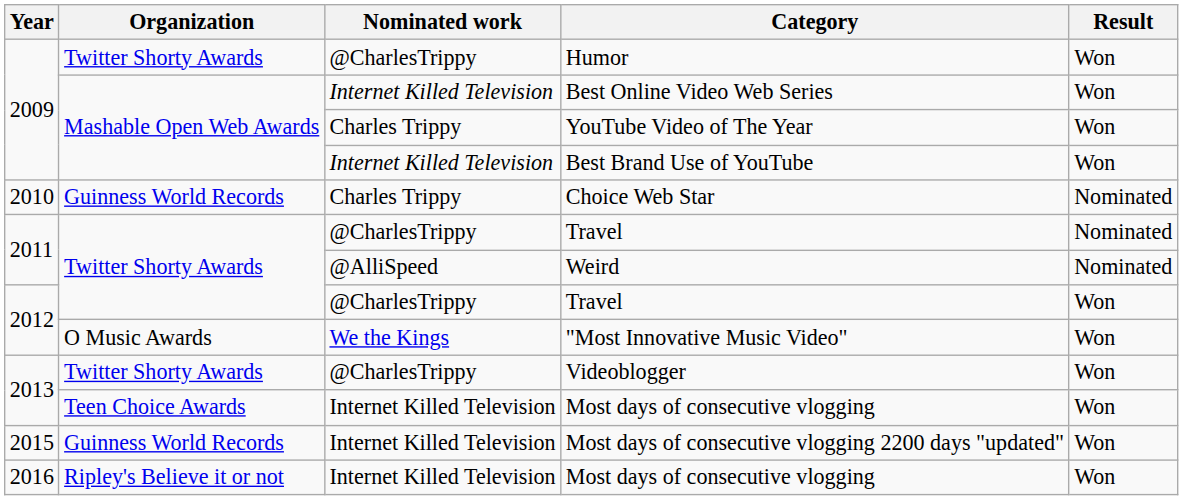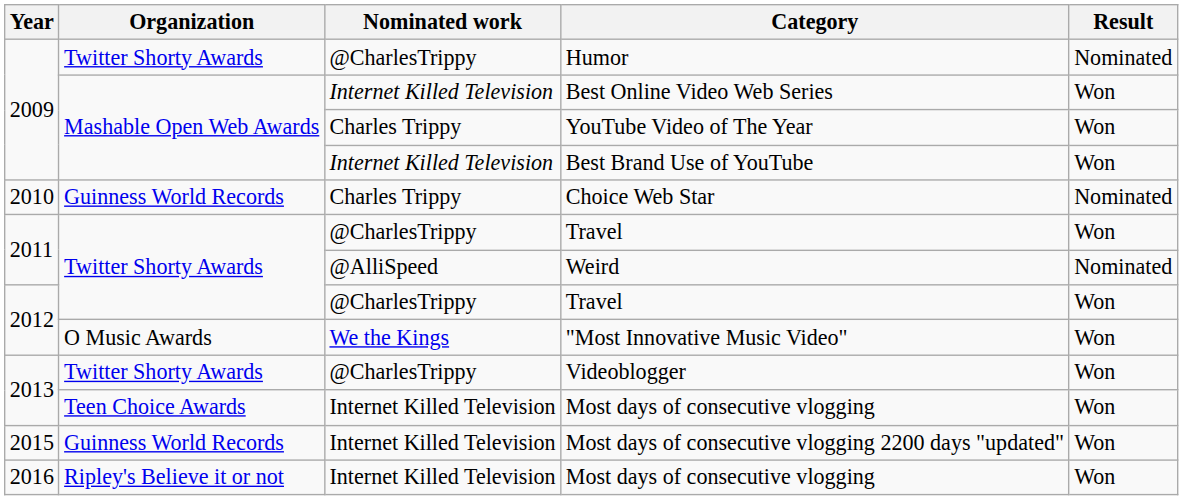(1095, 57) Won -> (1123, 57) Nominated
(1123, 232) Nominated -> (1095, 232) Won
